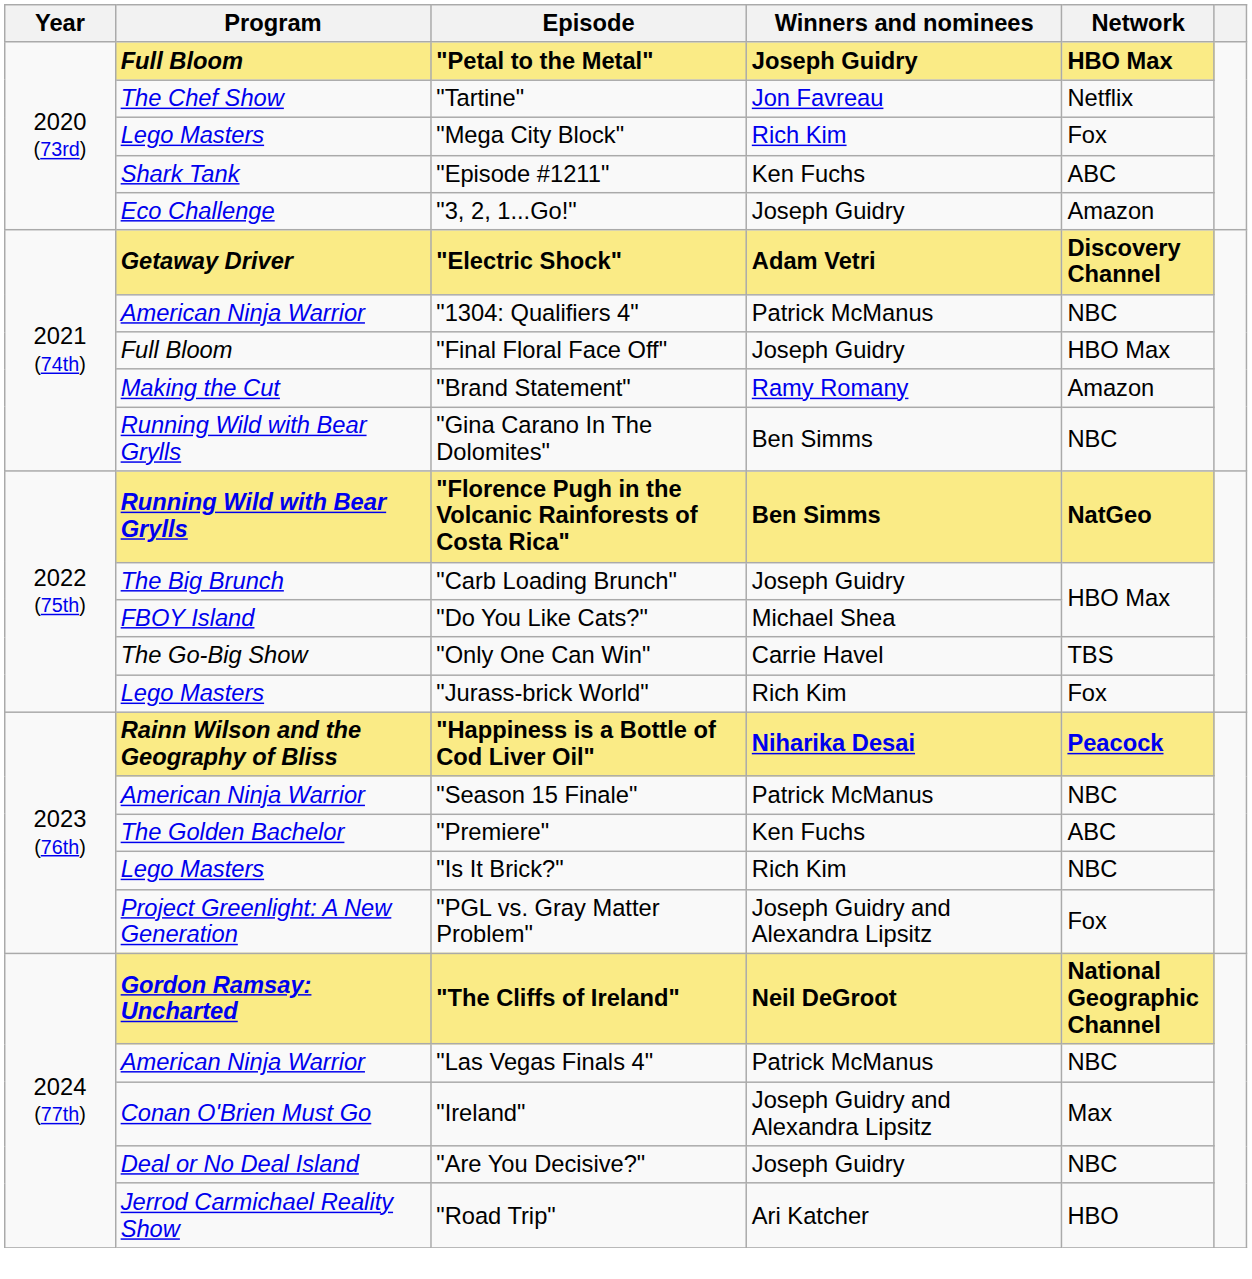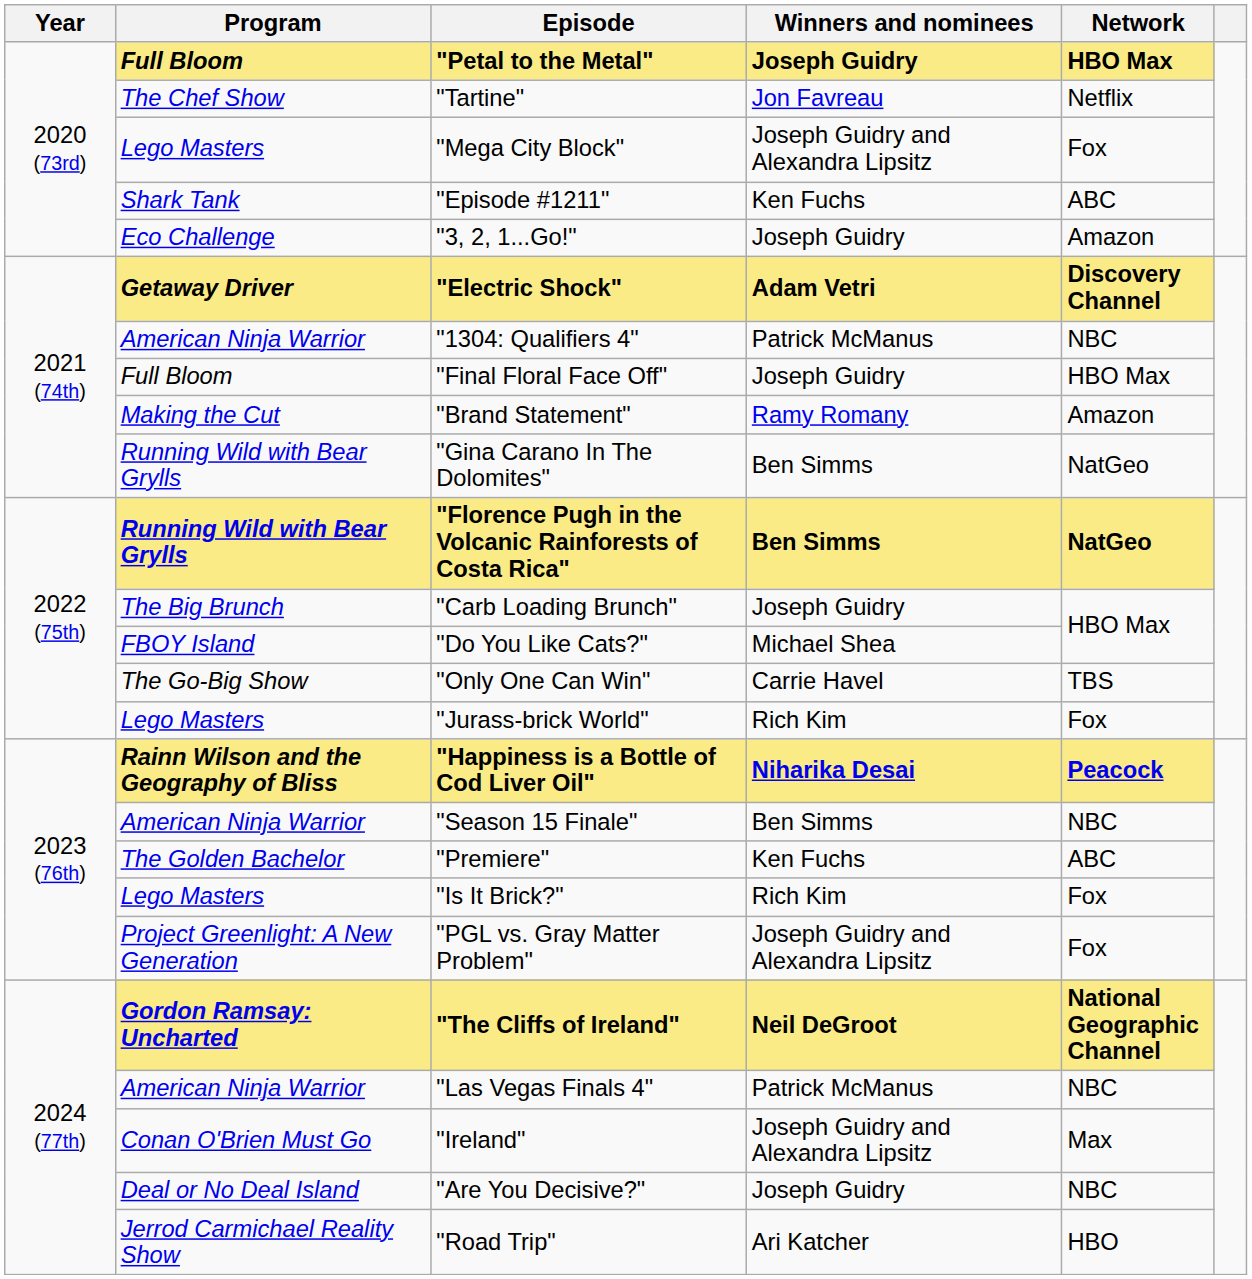(799, 135) Rich Kim -> (851, 149) Joseph Guidry and Alexandra Lipsitz
(1092, 438) NBC -> (1108, 465) NatGeo
(843, 794) Patrick McManus -> (812, 821) Ben Simms
(1092, 870) NBC -> (1087, 896) Fox
